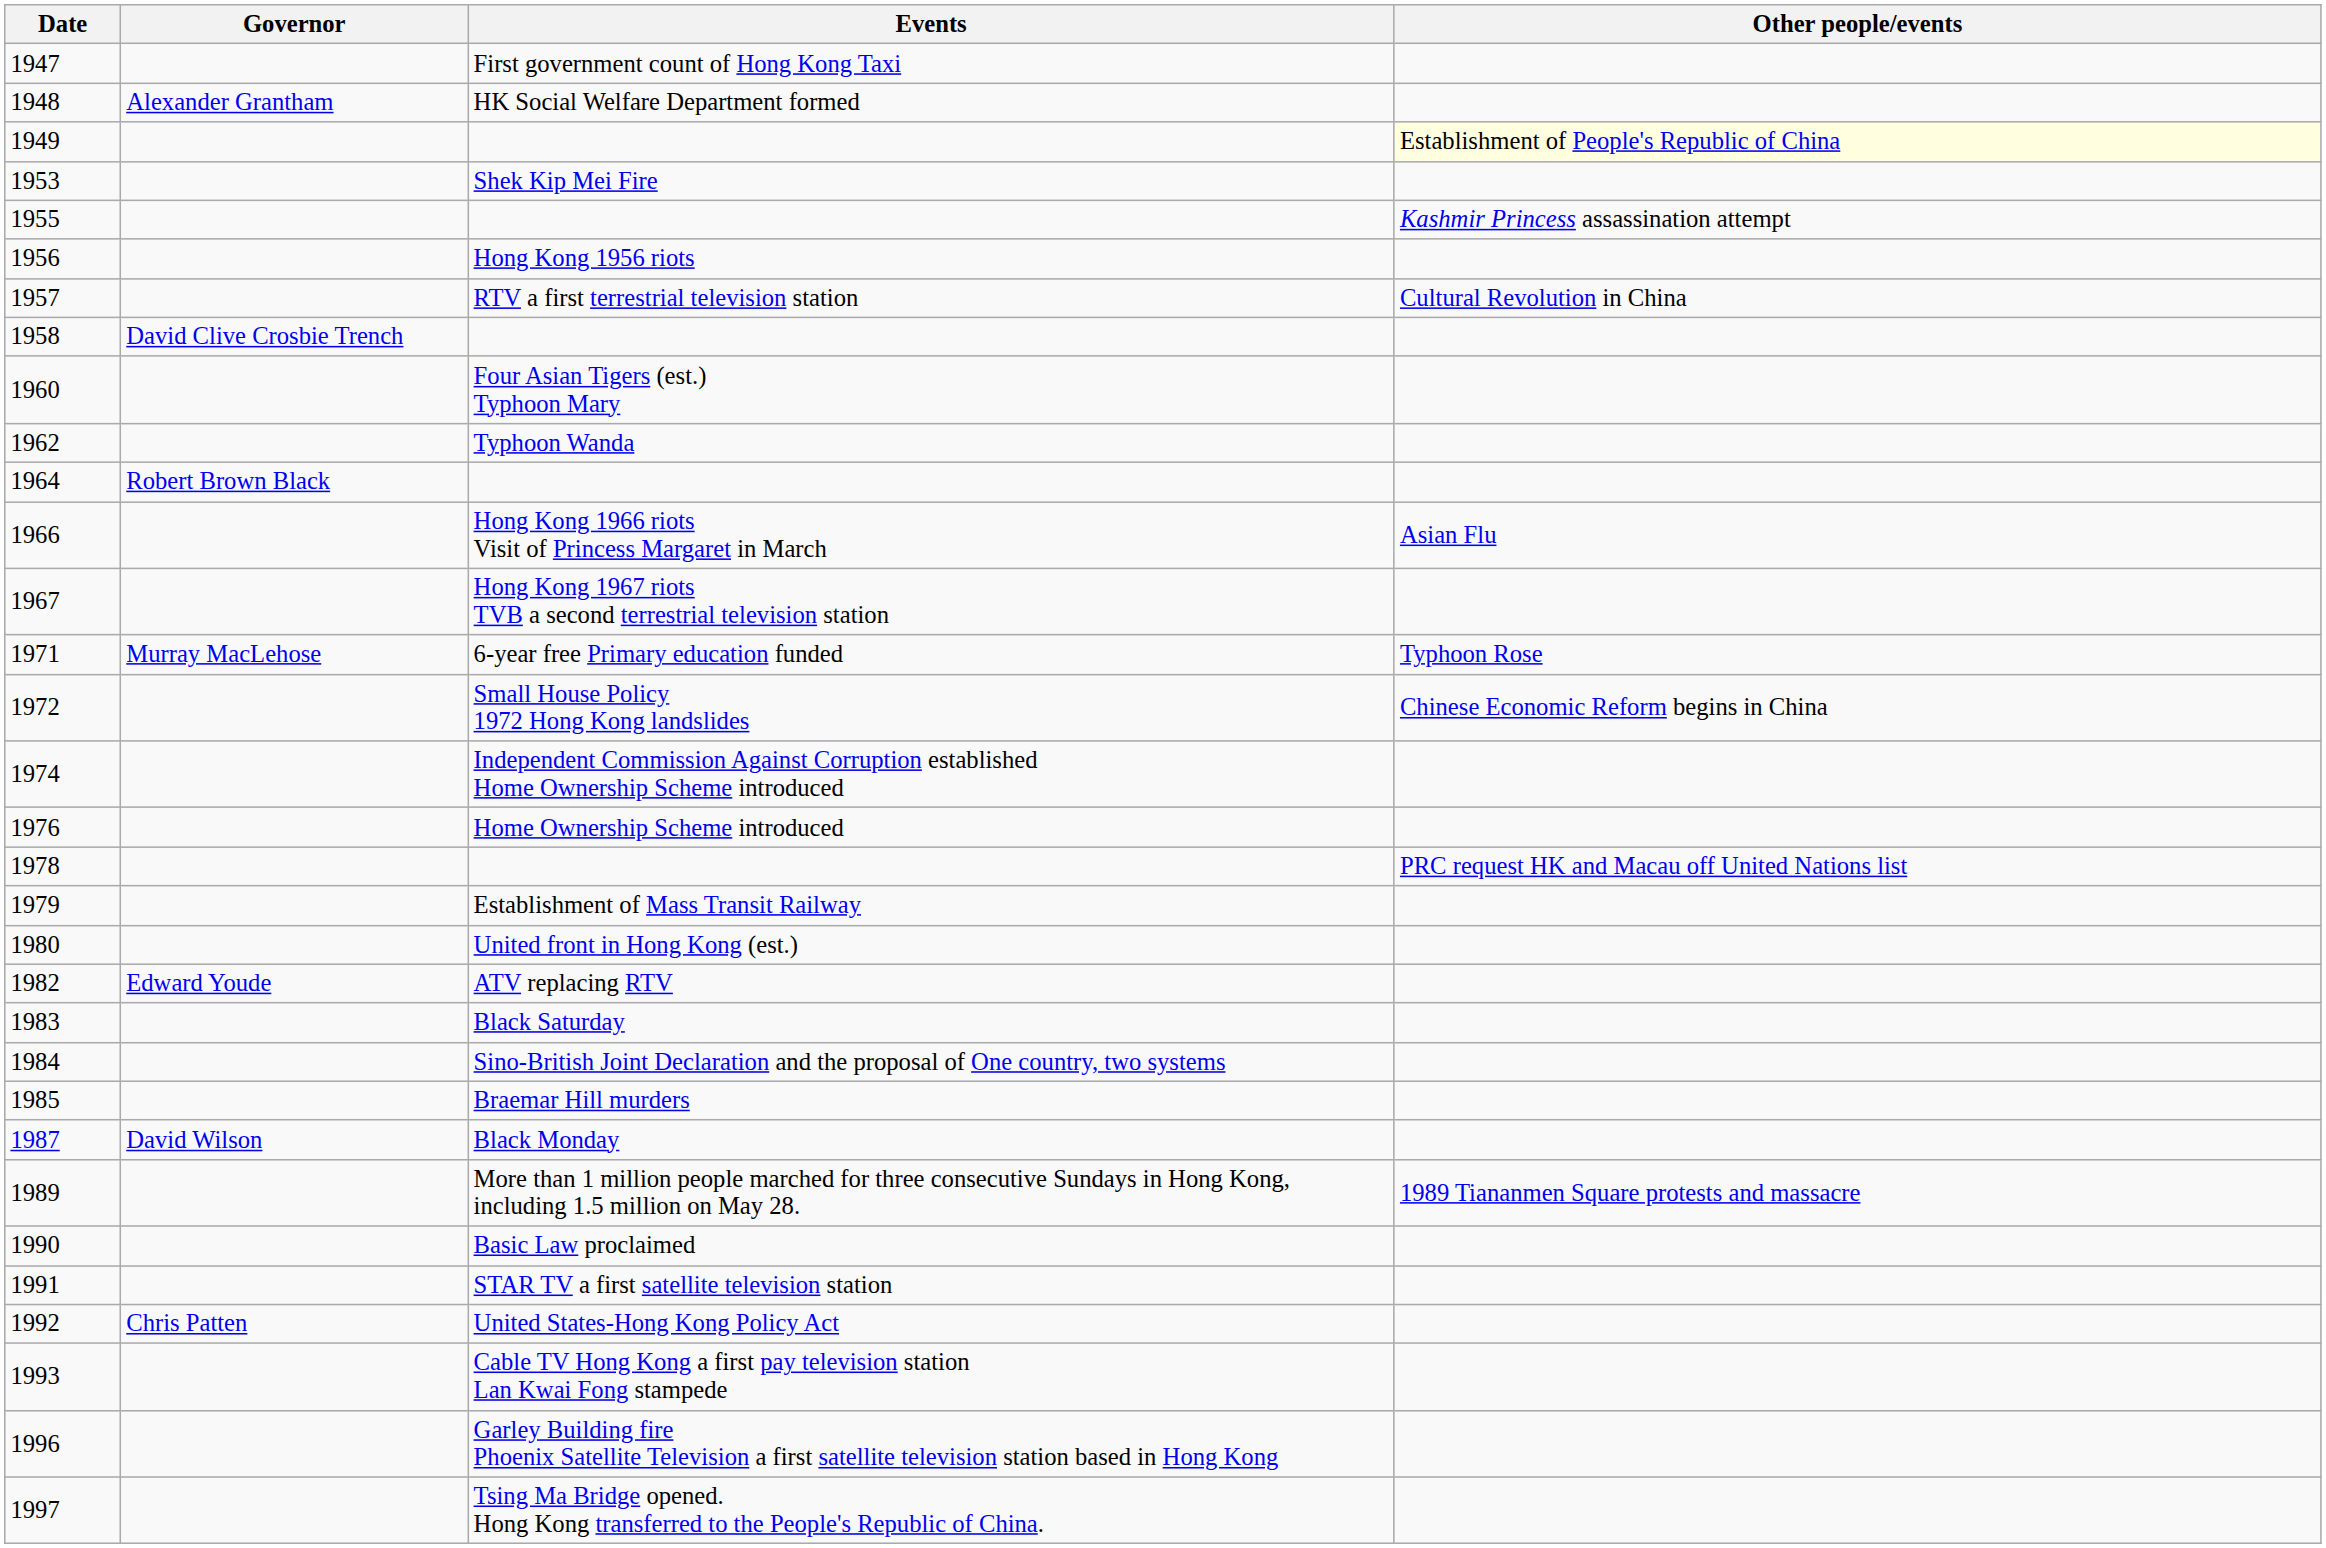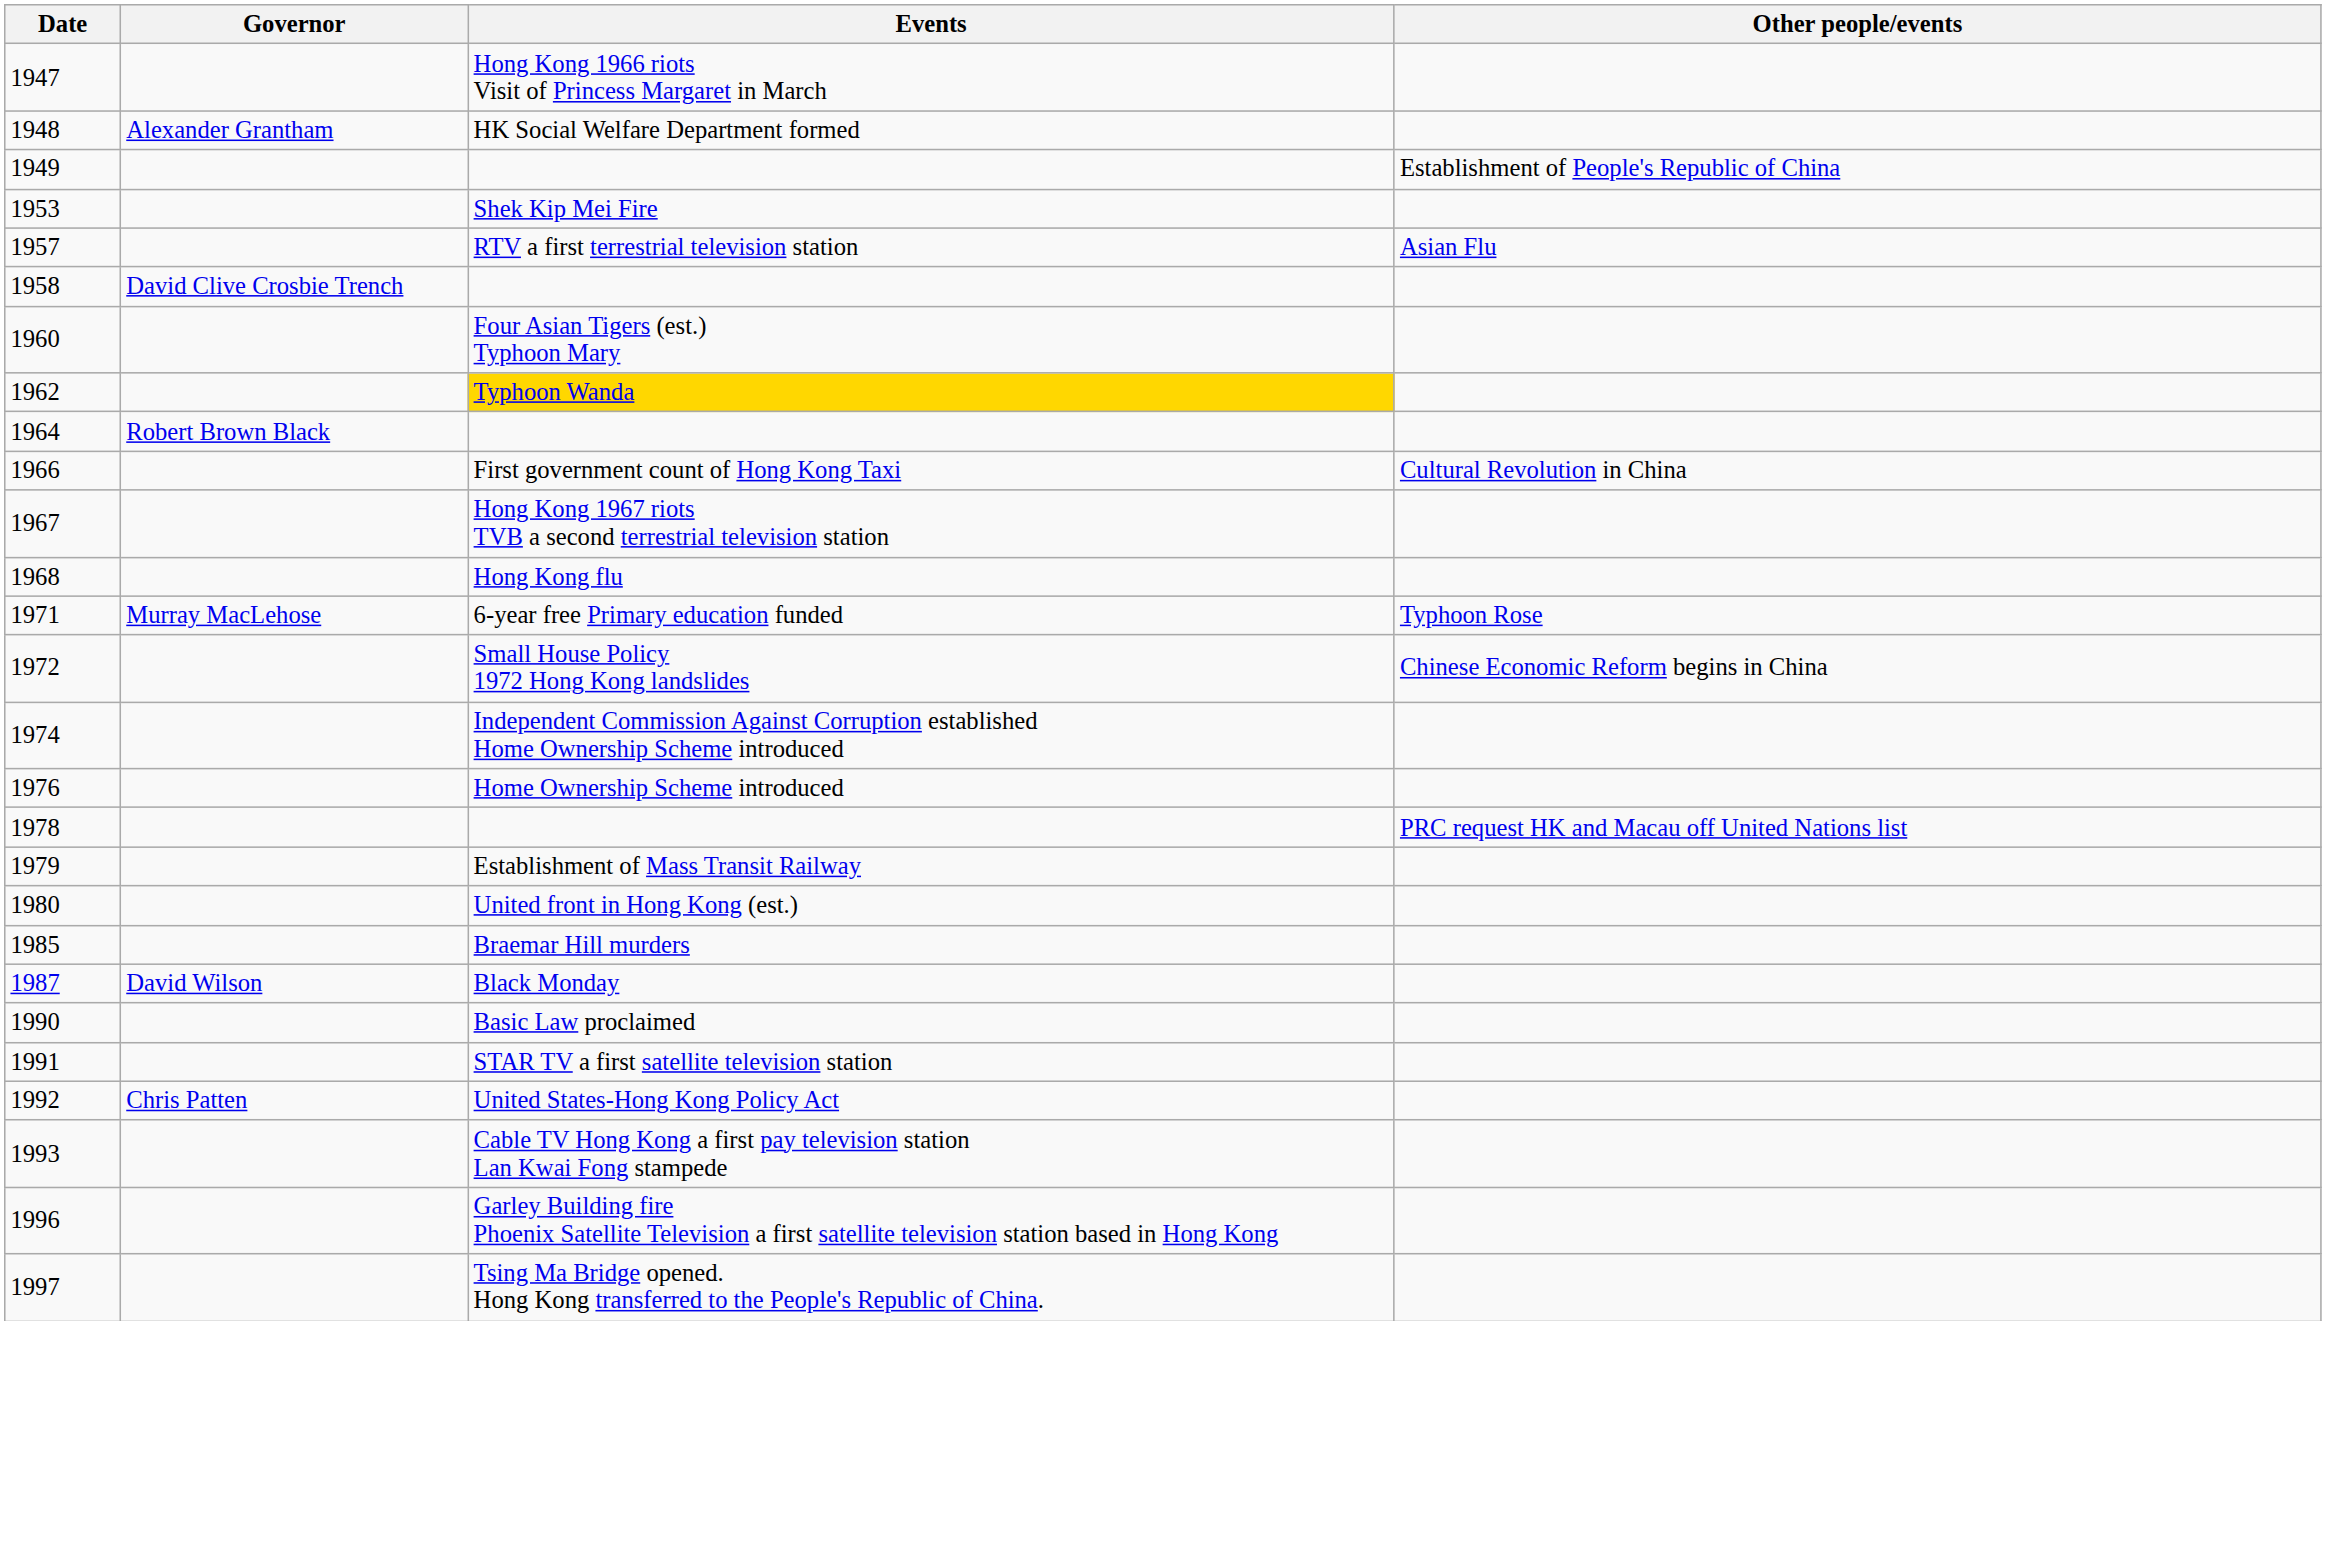(687, 63) First government count of Hong Kong Taxi -> (650, 76) Hong Kong 1966 riots Visit of Princess Margaret in March
(1620, 141) lightyellow background -> (1620, 168) no background
- row: (35, 219)
- row: (35, 258)
(1543, 297) Cultural Revolution in China -> (1448, 247) Asian Flu
(554, 442) no background -> (554, 392) gold background
(650, 534) Hong Kong 1966 riots Visit of Princess Margaret in March -> (687, 470) First government count of Hong Kong Taxi
(1448, 534) Asian Flu -> (1543, 470) Cultural Revolution in China
+ row: (35, 576)
- row: (35, 983)
- row: (35, 1022)
- row: (35, 1061)
- row: (35, 1192)
